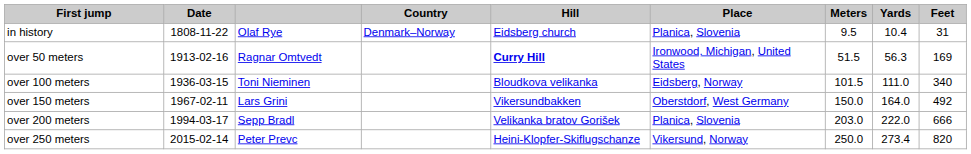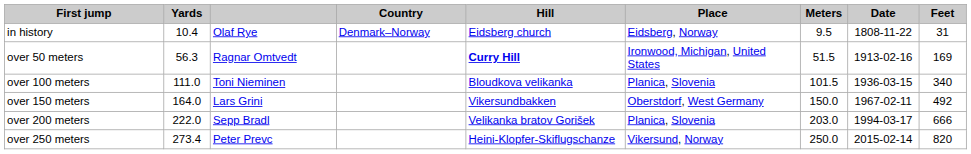columns swapped: (199, 13) <-> (896, 13)
(696, 32) Planica, Slovenia -> (673, 32) Eidsberg, Norway
(697, 82) Eidsberg, Norway -> (671, 82) Planica, Slovenia
